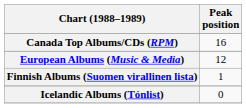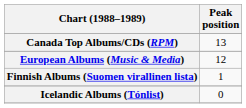(221, 42) 16 -> (221, 42) 13
